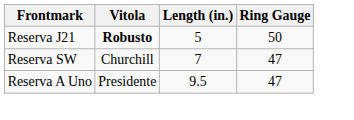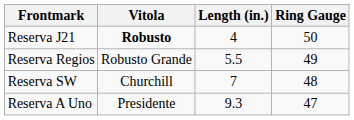(198, 37) 5 -> (234, 37) 4
+ row: (51, 59)
(275, 59) 47 -> (311, 81) 48
(198, 81) 9.5 -> (234, 103) 9.3
